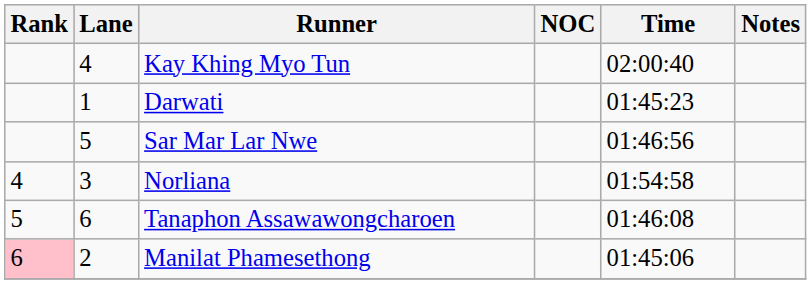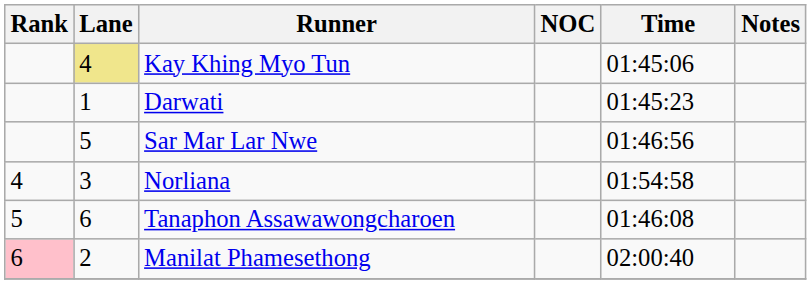(85, 63) no background -> (85, 63) khaki background
(650, 63) 02:00:40 -> (650, 63) 01:45:06
(650, 258) 01:45:06 -> (650, 258) 02:00:40
